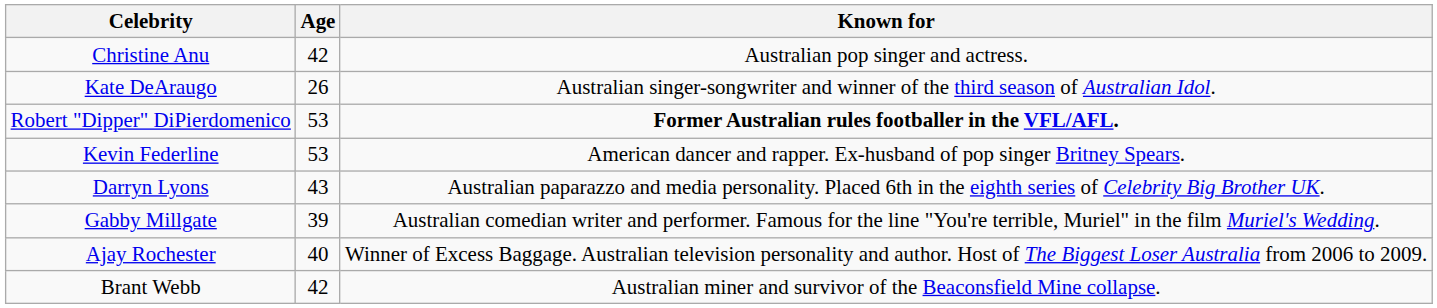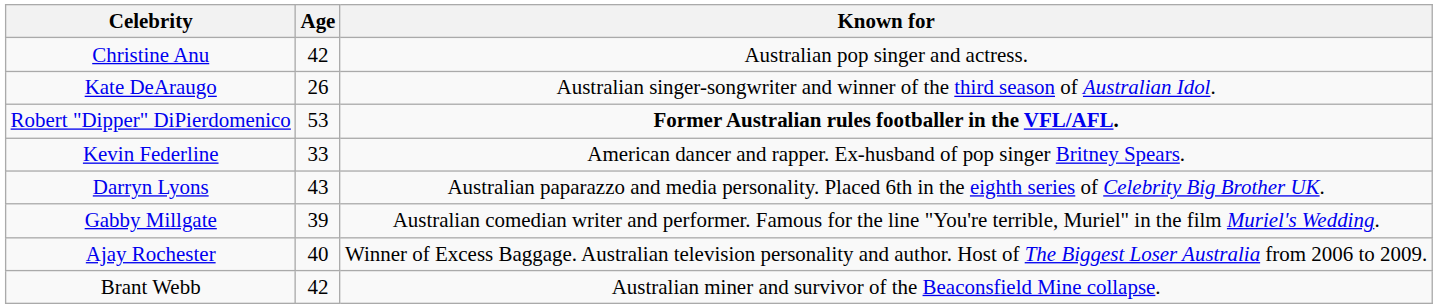(318, 154) 53 -> (318, 154) 33
